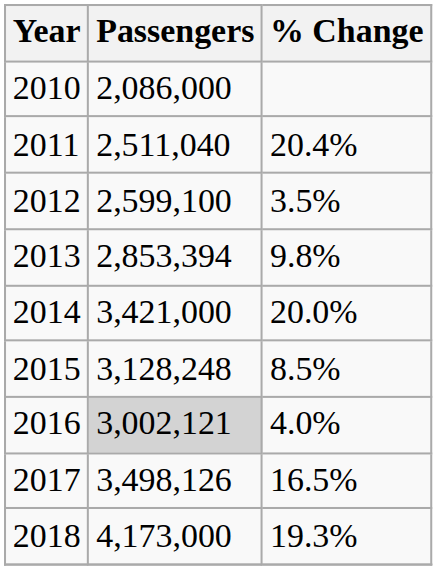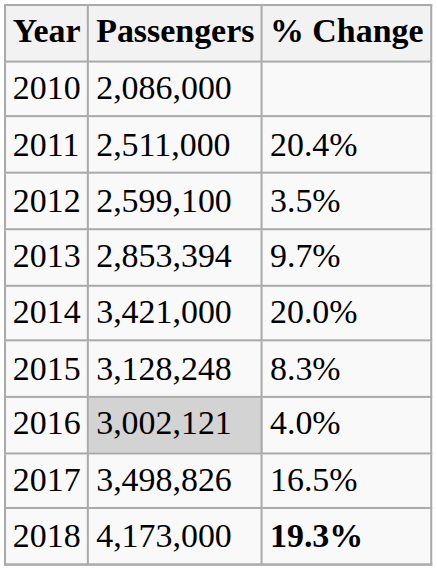(163, 144) 2,511,040 -> (163, 144) 2,511,000
(305, 256) 9.8% -> (305, 256) 9.7%
(305, 368) 8.5% -> (305, 368) 8.3%
(164, 480) 3,498,126 -> (164, 480) 3,498,826
(314, 536) normal -> (317, 536) bold
